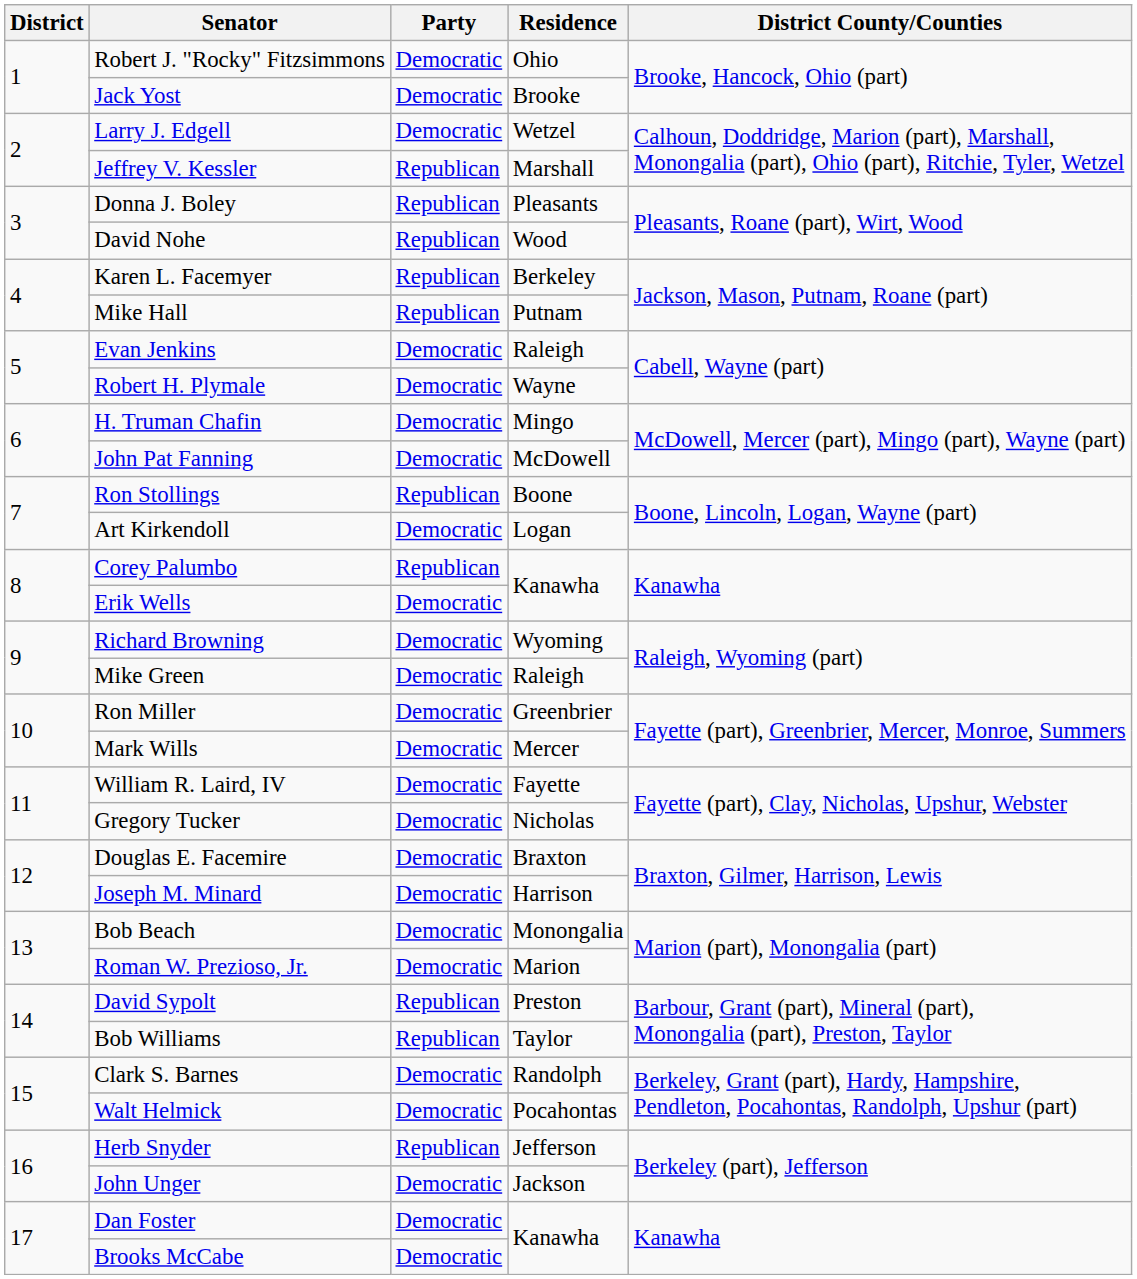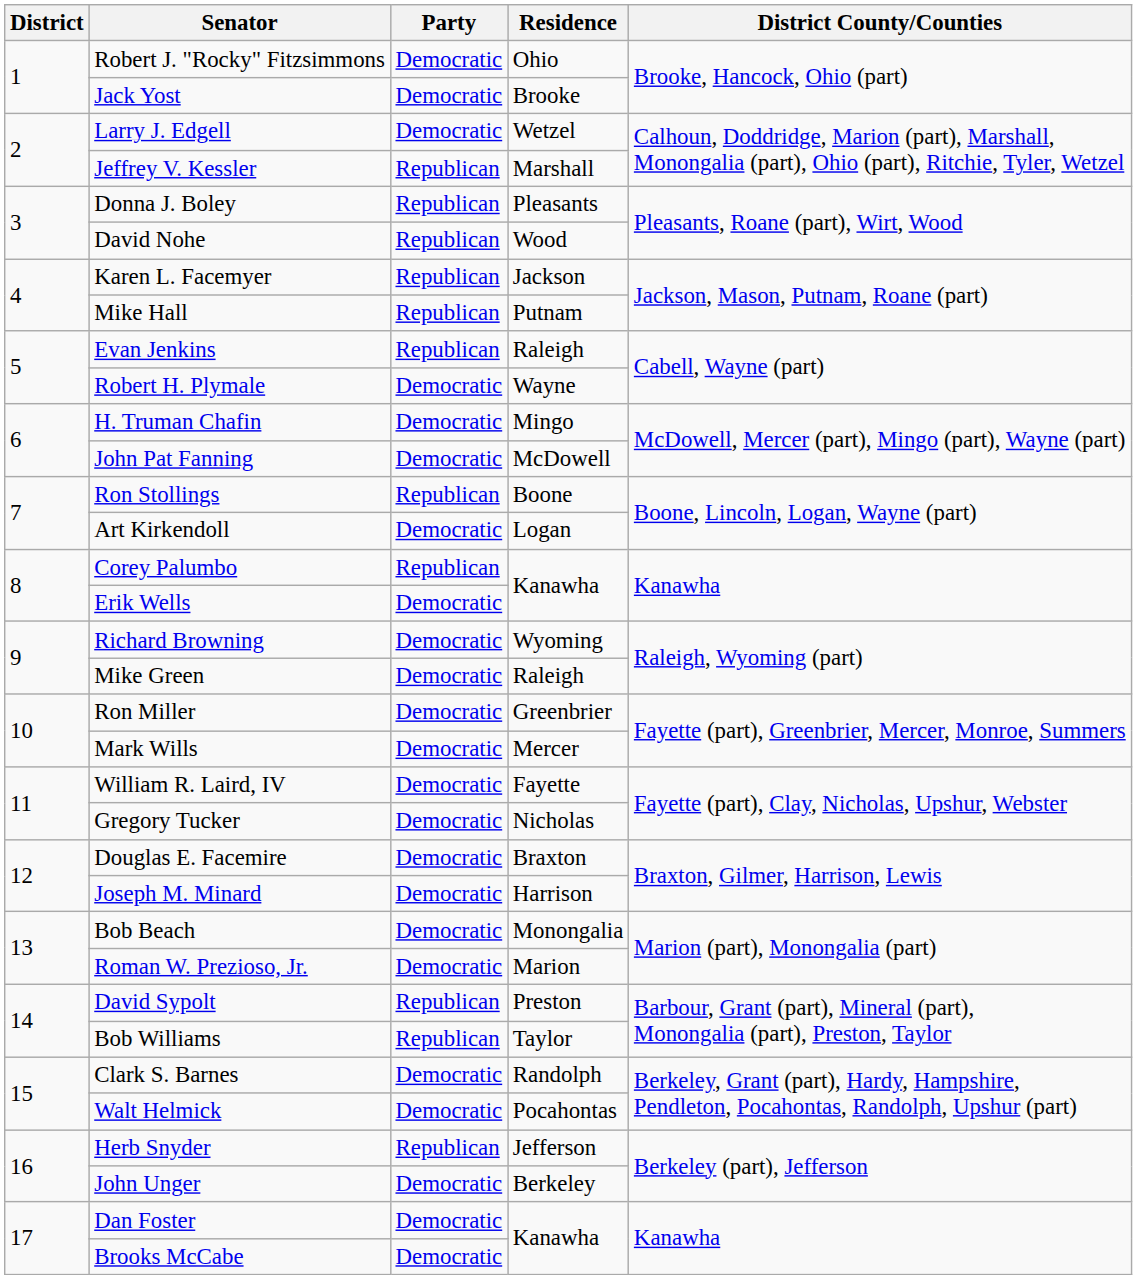(554, 276) Berkeley -> (549, 276) Jackson
(449, 349) Democratic -> (448, 349) Republican
(549, 1183) Jackson -> (554, 1183) Berkeley
